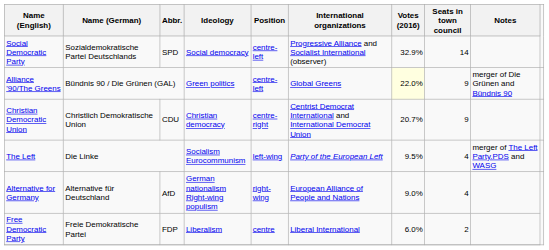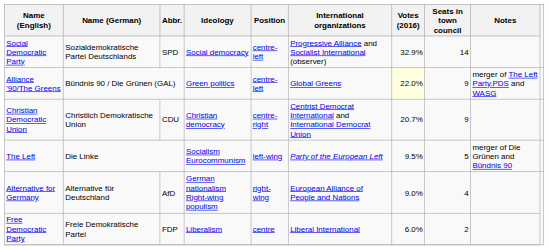(496, 83) merger of Die Grünen and Bündnis 90 -> (505, 83) merger of The Left Party.PDS and WASG
(466, 156) 4 -> (466, 156) 5
(505, 156) merger of The Left Party.PDS and WASG -> (496, 156) merger of Die Grünen and Bündnis 90
